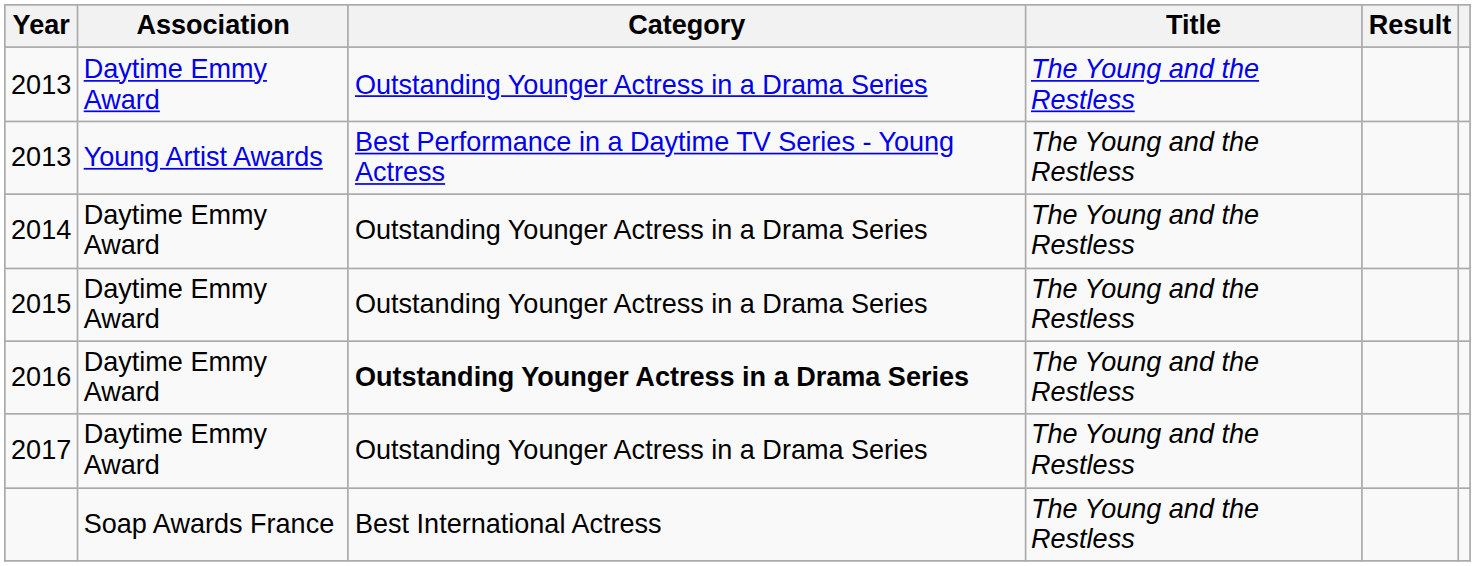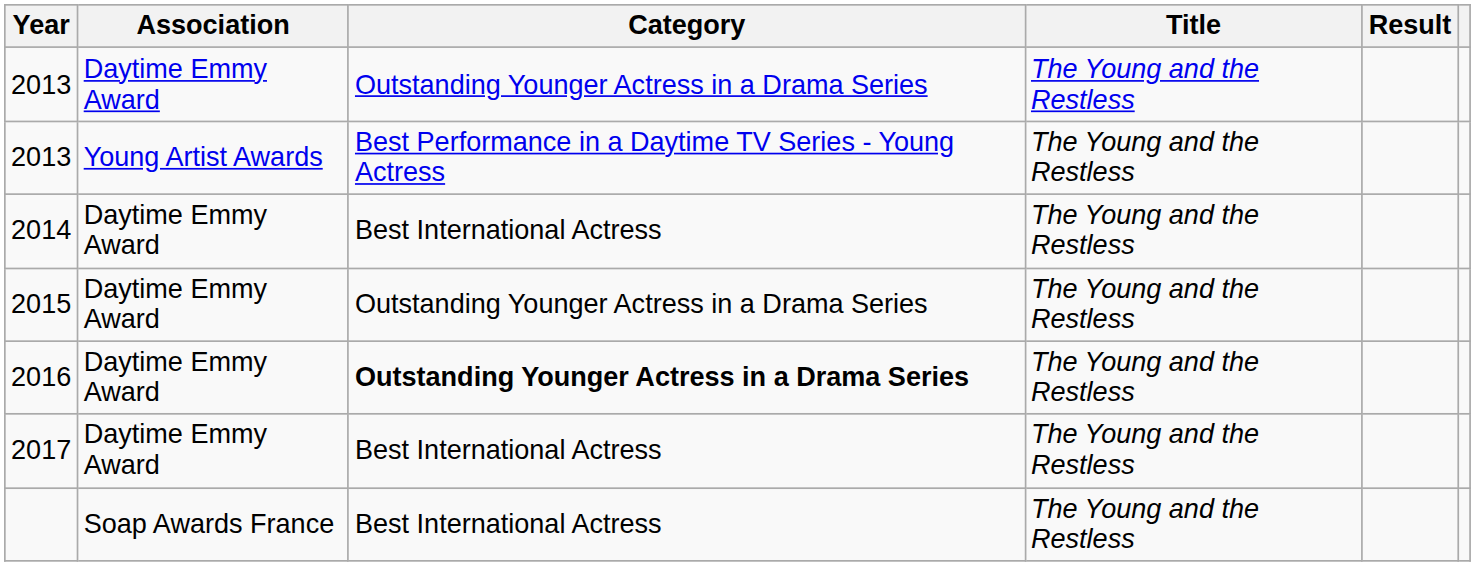(641, 230) Outstanding Younger Actress in a Drama Series -> (508, 230) Best International Actress
(641, 450) Outstanding Younger Actress in a Drama Series -> (508, 450) Best International Actress
